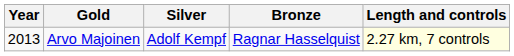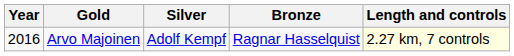(24, 39) 2013 -> (24, 39) 2016
